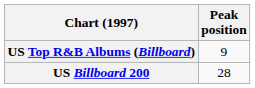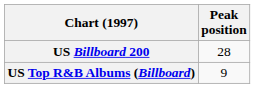rows swapped: (101, 72) <-> (101, 51)
